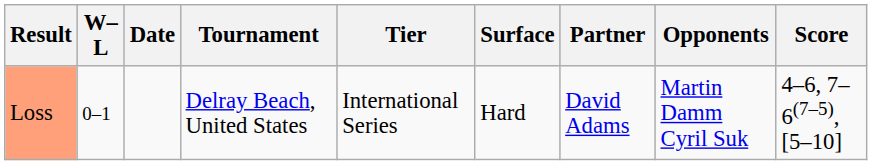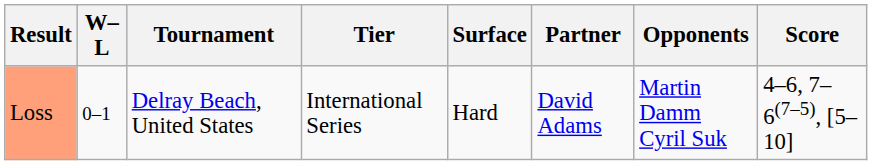- column: (152, 35)
